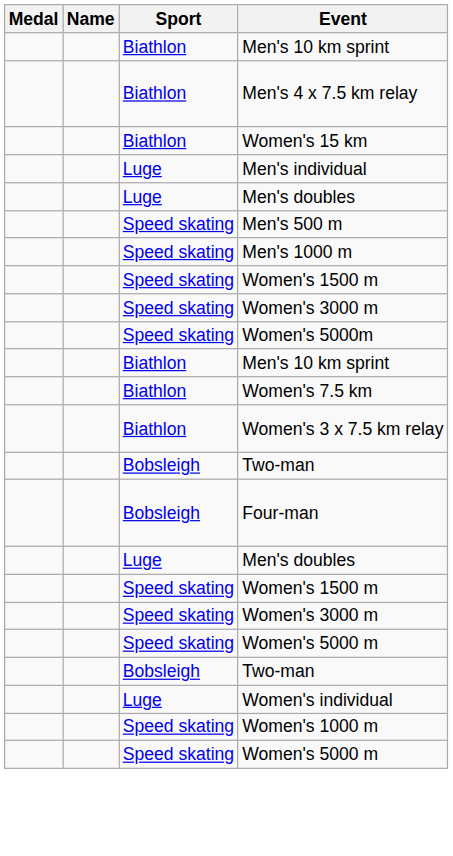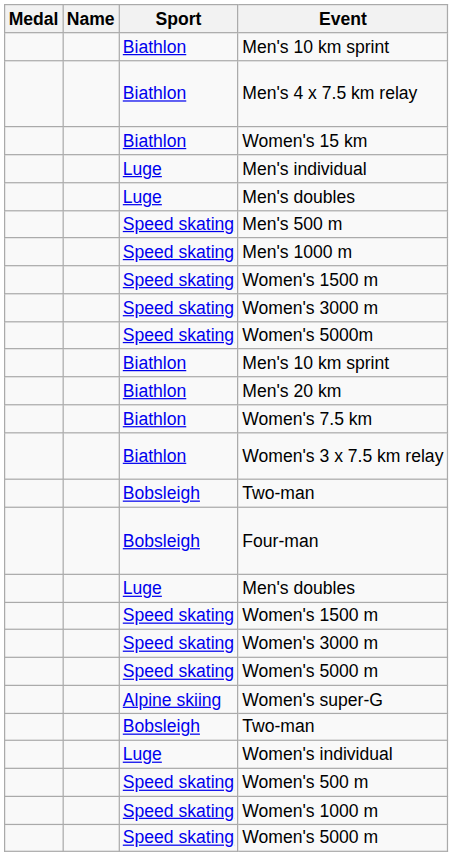+ row: (155, 391)
+ row: (172, 699)
+ row: (178, 783)
